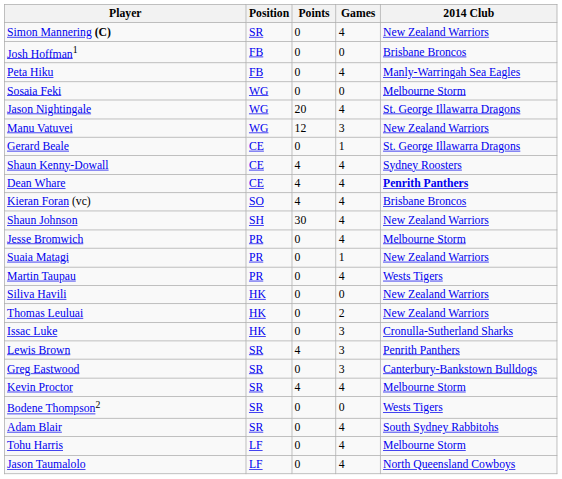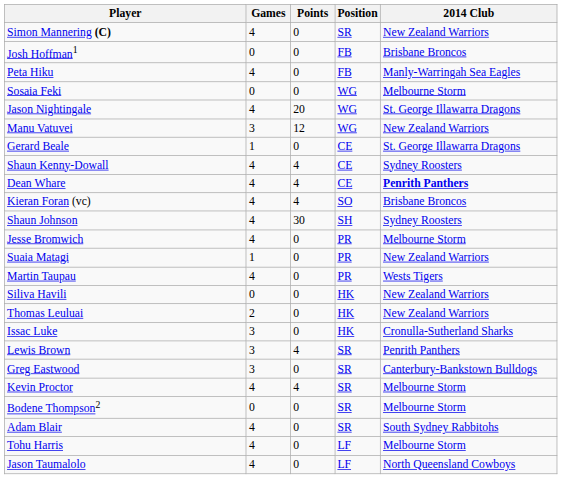columns swapped: (358, 13) <-> (269, 13)
(436, 220) New Zealand Warriors -> (422, 220) Sydney Roosters
(413, 407) Wests Tigers -> (424, 407) Melbourne Storm
